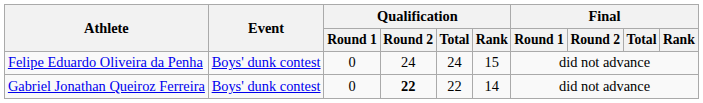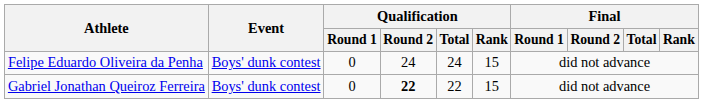(492, 86) 14 -> (492, 86) 15
